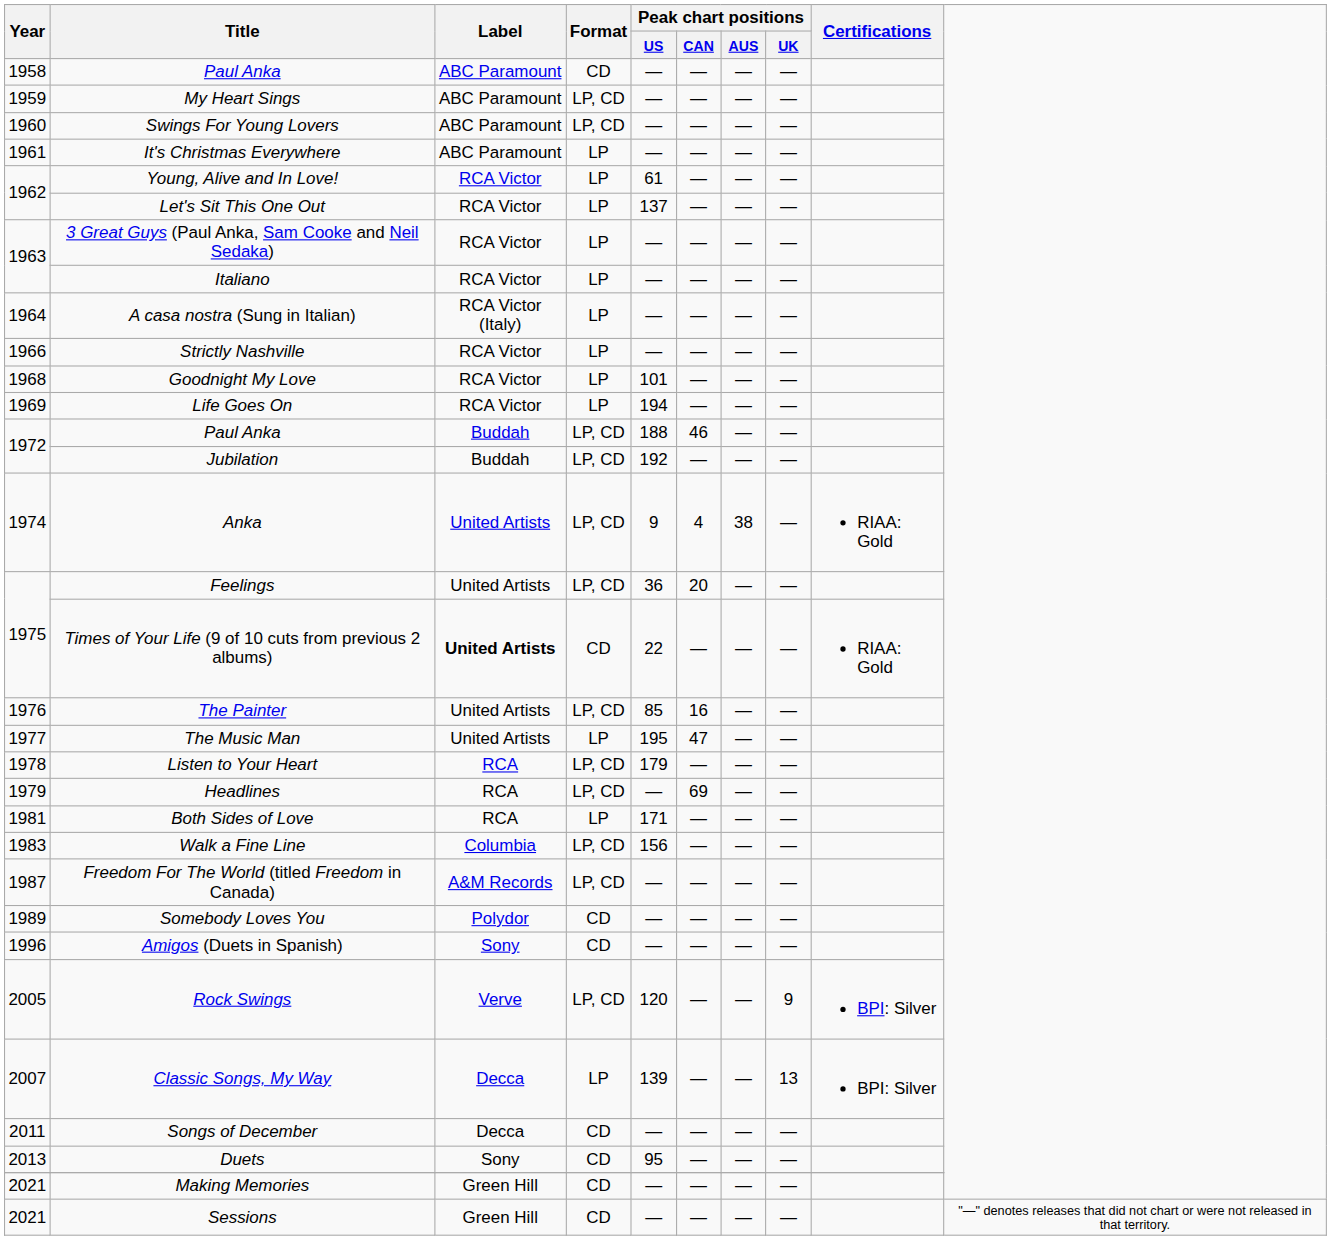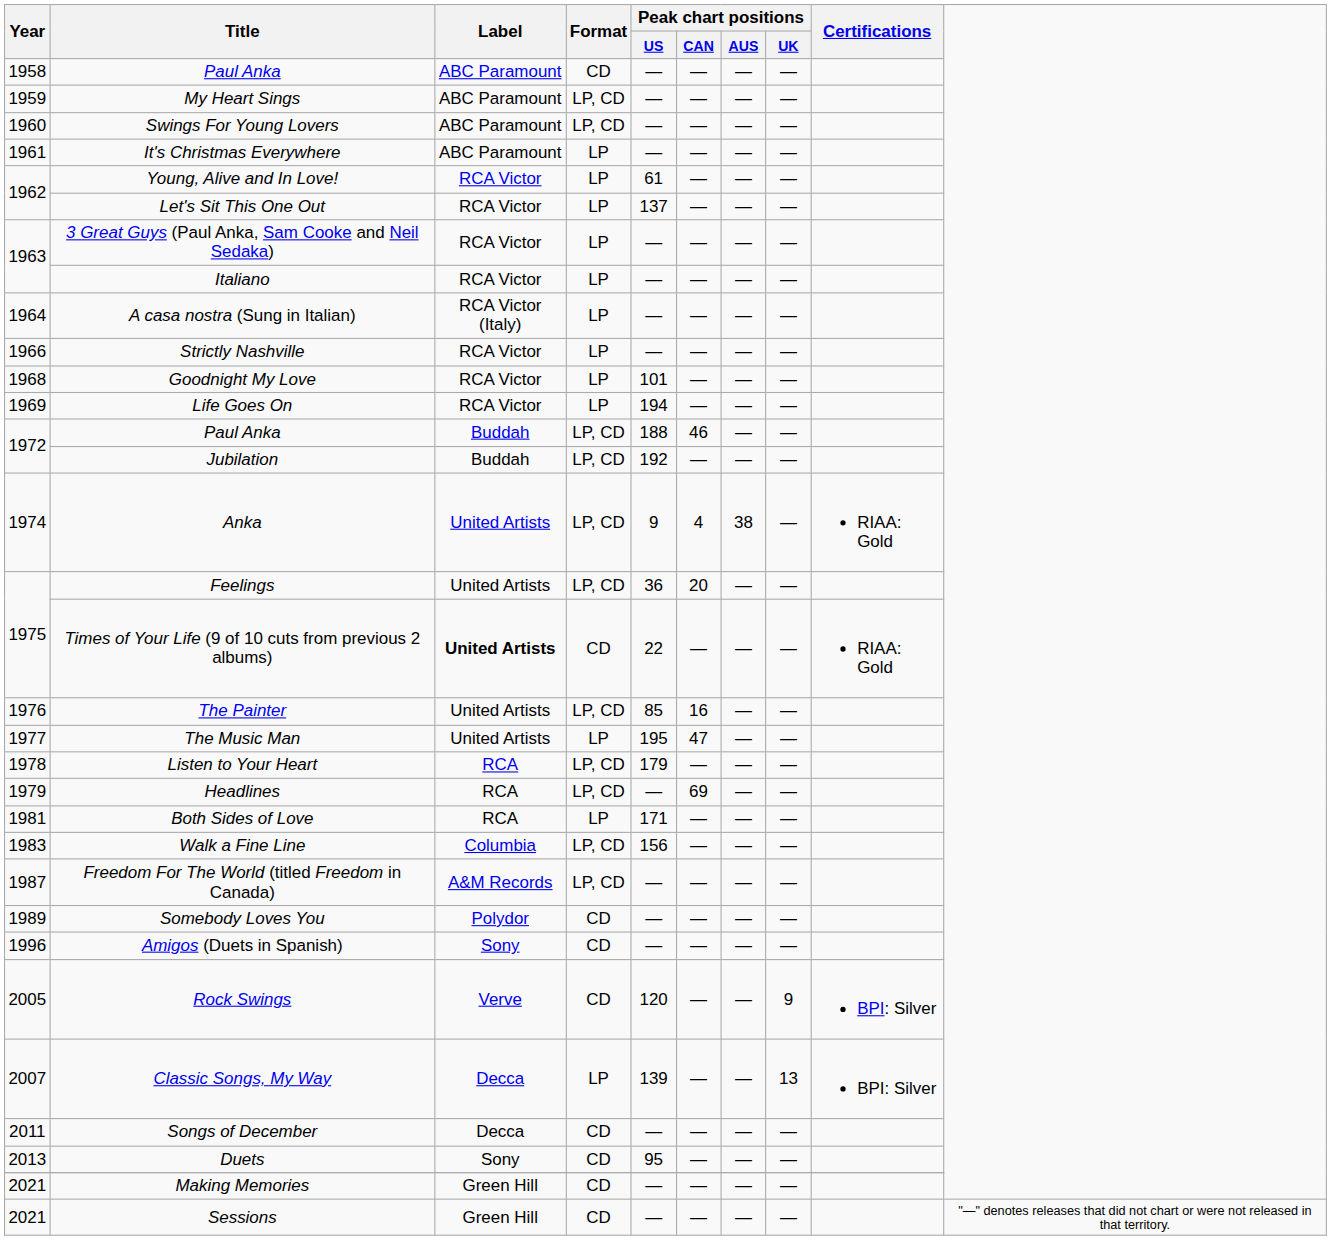(599, 998) LP, CD -> (599, 998) CD
